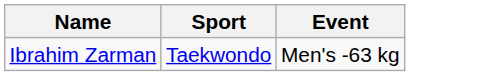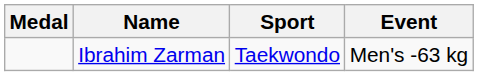+ column: (39, 21)
